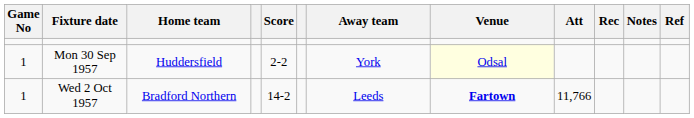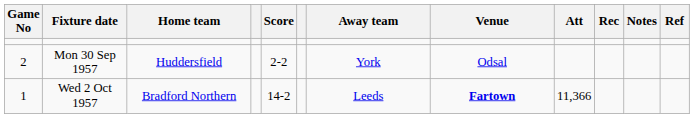(23, 61) 1 -> (23, 61) 2
(492, 61) lightyellow background -> (492, 61) no background
(574, 95) 11,766 -> (574, 95) 11,366
